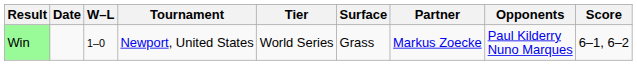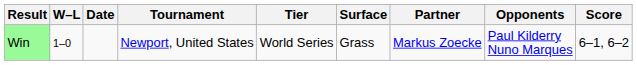columns swapped: (101, 14) <-> (67, 14)
